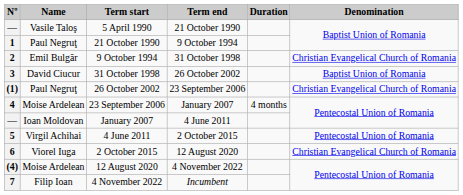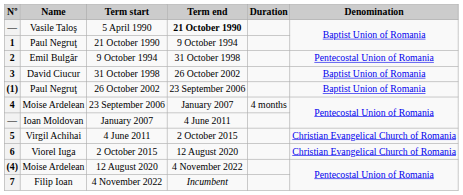(207, 27) normal -> (207, 27) bold
(374, 58) Christian Evangelical Church of Romania -> (374, 58) Pentecostal Union of Romania
(374, 89) Christian Evangelical Church of Romania -> (374, 89) Baptist Union of Romania
(374, 136) Pentecostal Union of Romania -> (374, 136) Christian Evangelical Church of Romania
